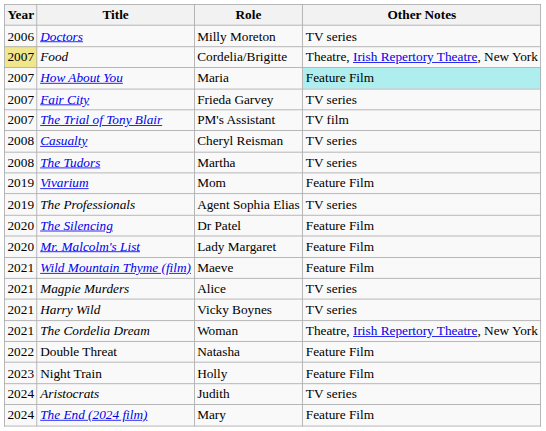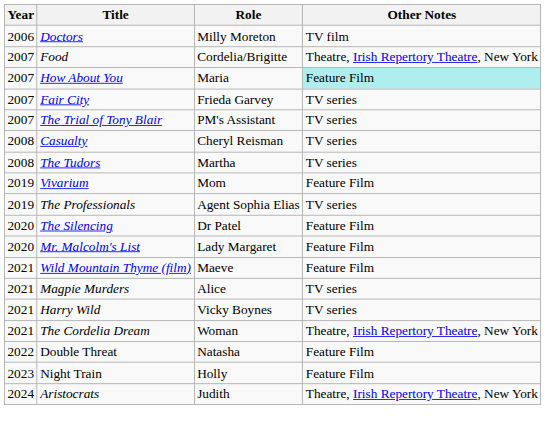(331, 36) TV series -> (327, 36) TV film
(21, 57) khaki background -> (21, 57) no background
(327, 120) TV film -> (331, 120) TV series
(331, 394) TV series -> (422, 394) Theatre, Irish Repertory Theatre, New York
- row: (94, 415)
